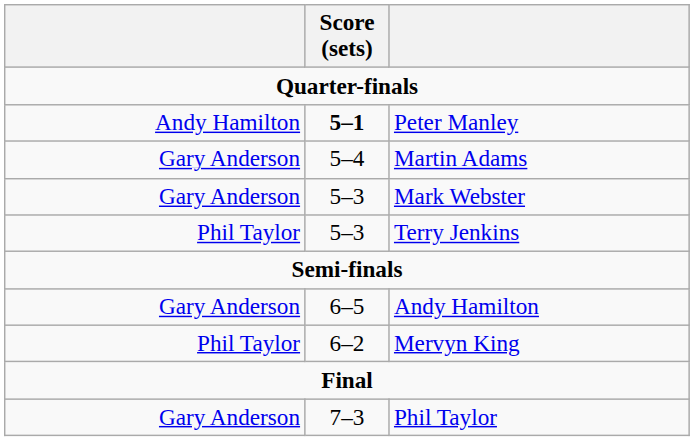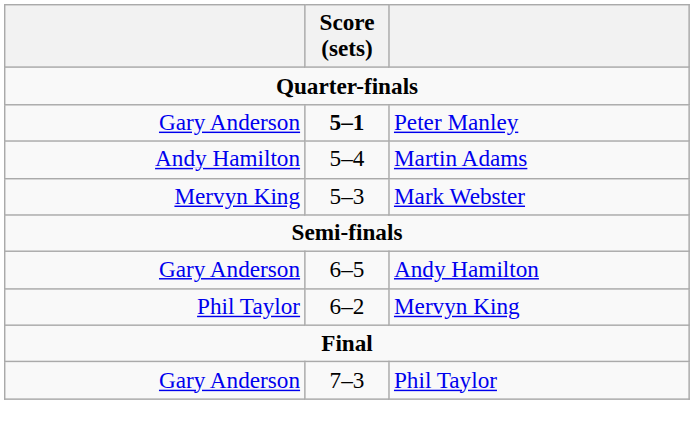(228, 122) Andy Hamilton -> (230, 122) Gary Anderson
(230, 159) Gary Anderson -> (228, 159) Andy Hamilton
(230, 196) Gary Anderson -> (237, 196) Mervyn King
- row: (457, 232)
